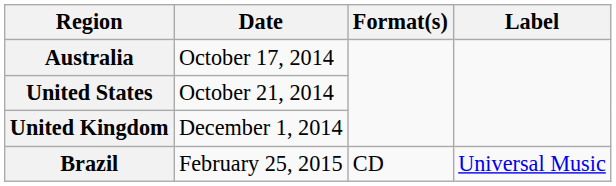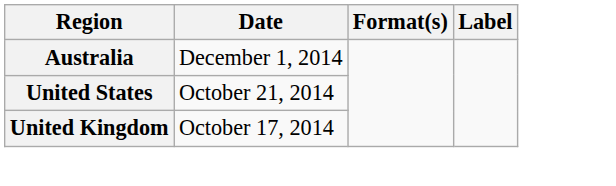(256, 57) October 17, 2014 -> (261, 57) December 1, 2014
(261, 127) December 1, 2014 -> (256, 127) October 17, 2014
- row: (89, 163)
